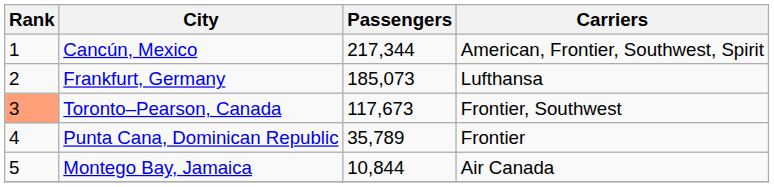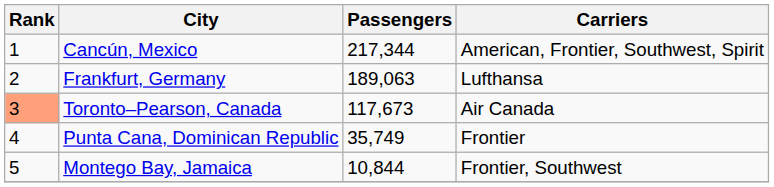(381, 79) 185,073 -> (381, 79) 189,063
(541, 108) Frontier, Southwest -> (508, 108) Air Canada
(376, 138) 35,789 -> (376, 138) 35,749
(508, 168) Air Canada -> (541, 168) Frontier, Southwest
